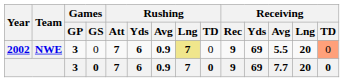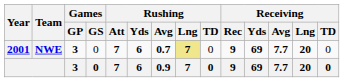(18, 49) 2002 -> (18, 49) 2001
(163, 49) 0.9 -> (163, 49) 0.7
(281, 49) 5.5 -> (281, 49) 7.7
(328, 49) lightsalmon background -> (328, 49) no background
